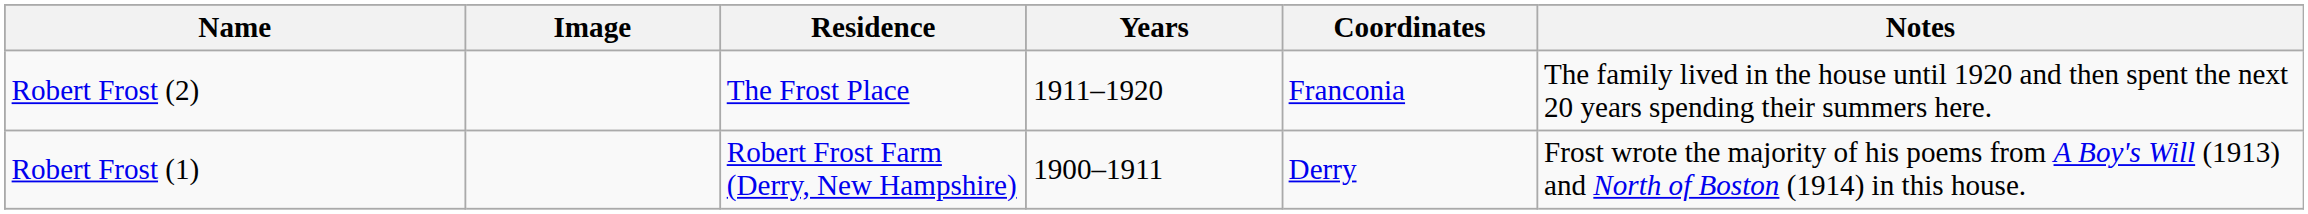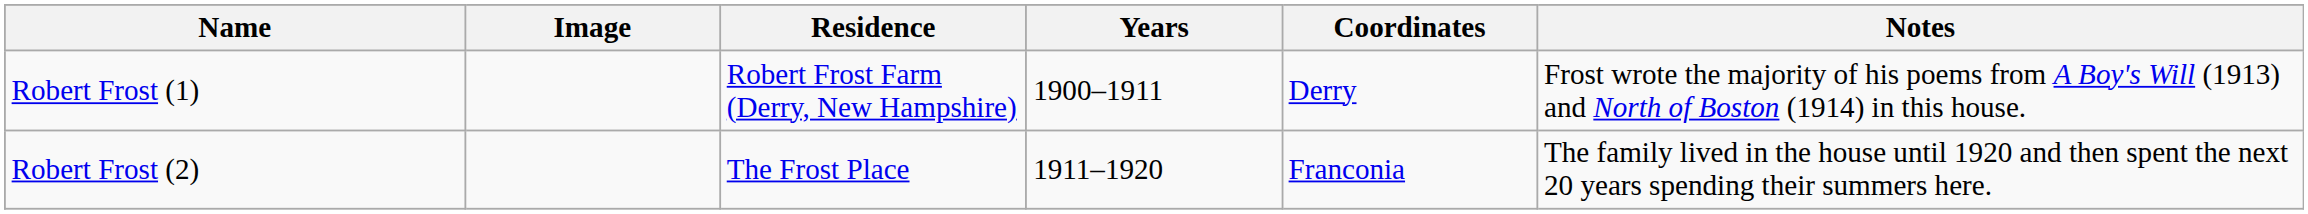rows swapped: (105, 169) <-> (105, 90)
